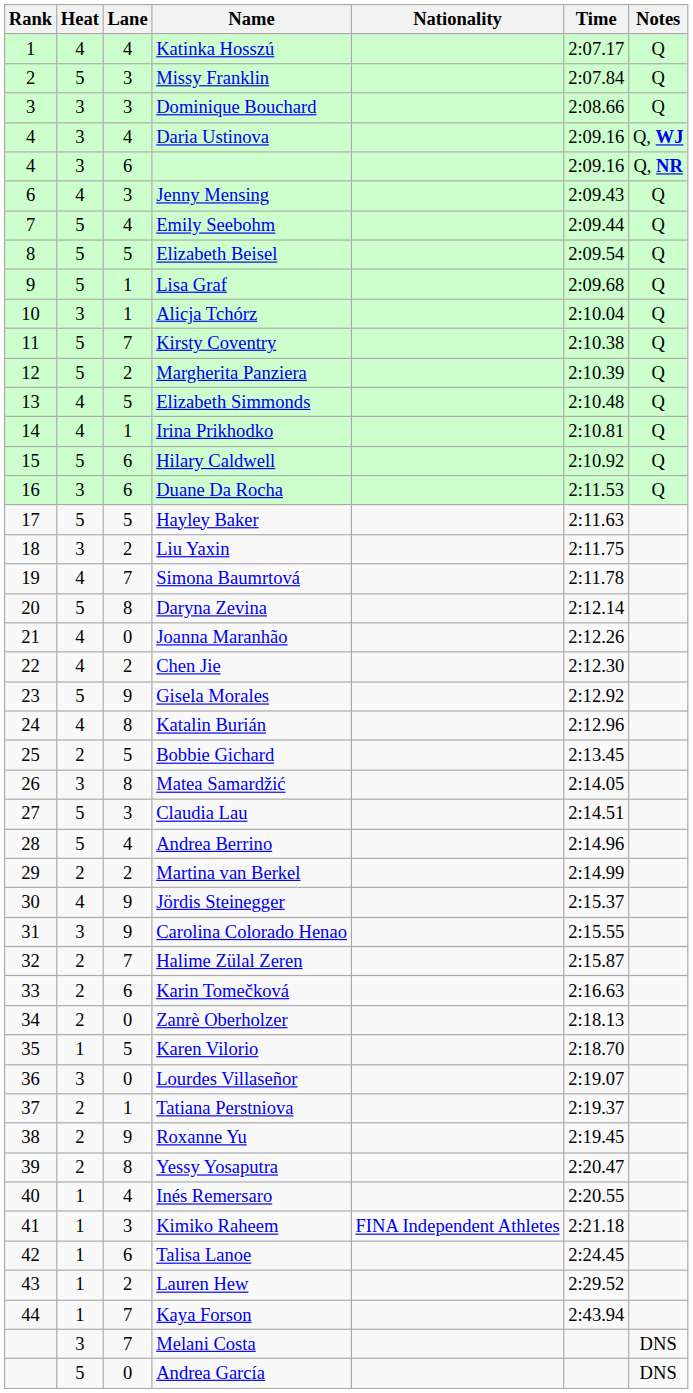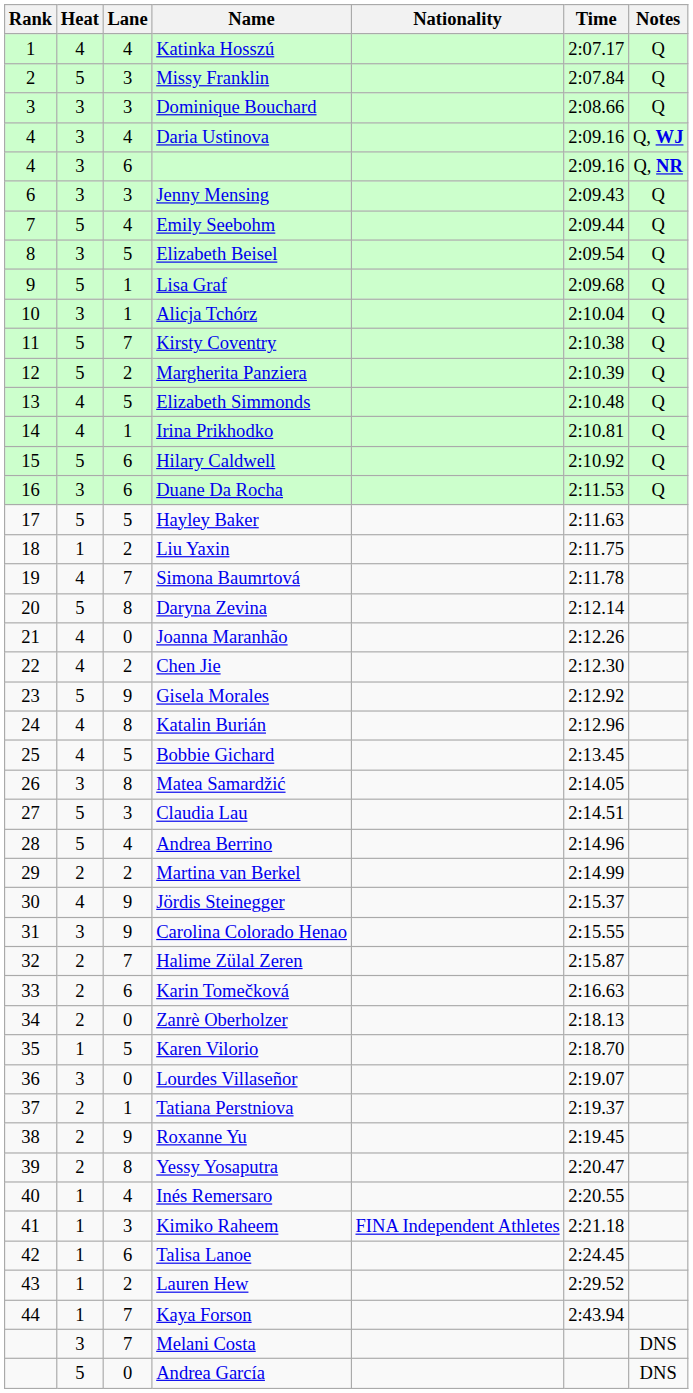(80, 195) 4 -> (80, 195) 3
(80, 254) 5 -> (80, 254) 3
(80, 549) 3 -> (80, 549) 1
(80, 755) 2 -> (80, 755) 4
